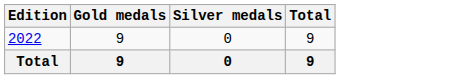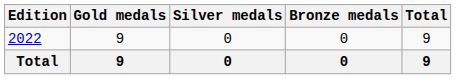+ column: (344, 16)
